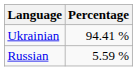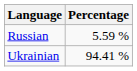rows swapped: (33, 35) <-> (28, 55)
